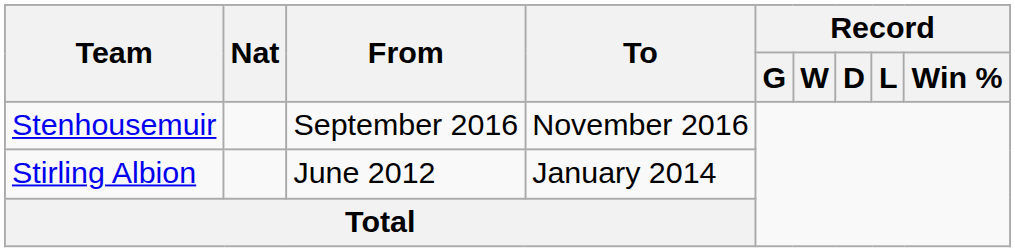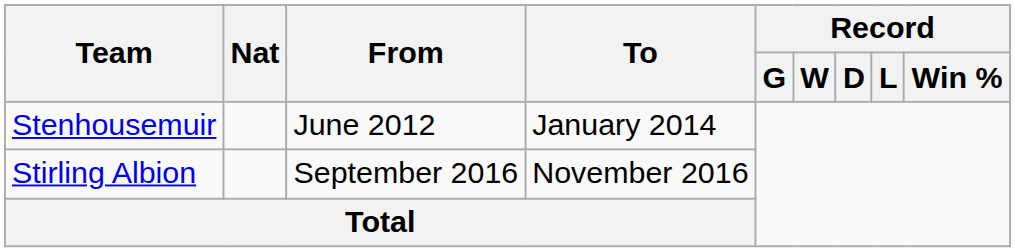(406, 125) September 2016 -> (364, 125) June 2012
(640, 125) November 2016 -> (624, 125) January 2014
(364, 173) June 2012 -> (406, 173) September 2016
(624, 173) January 2014 -> (640, 173) November 2016
